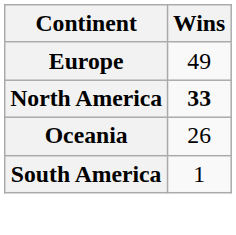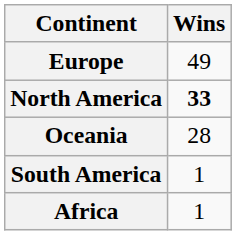(199, 135) 26 -> (199, 135) 28
+ row: (86, 211)
